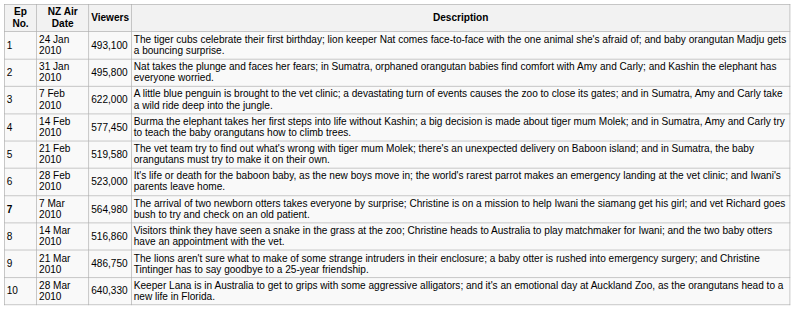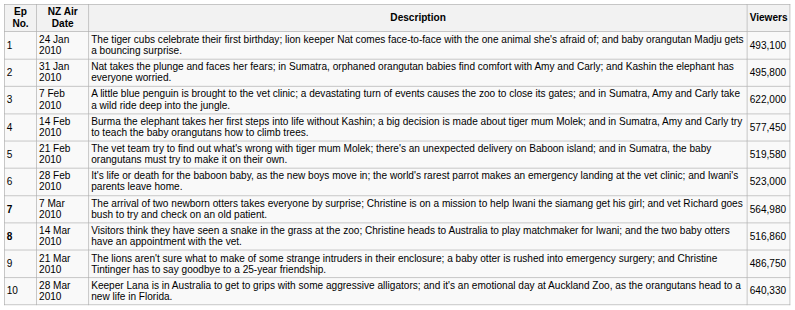columns swapped: (461, 18) <-> (110, 18)
(9, 236) normal -> (9, 236) bold
